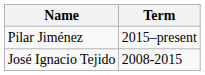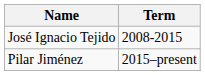rows swapped: (62, 59) <-> (45, 37)
